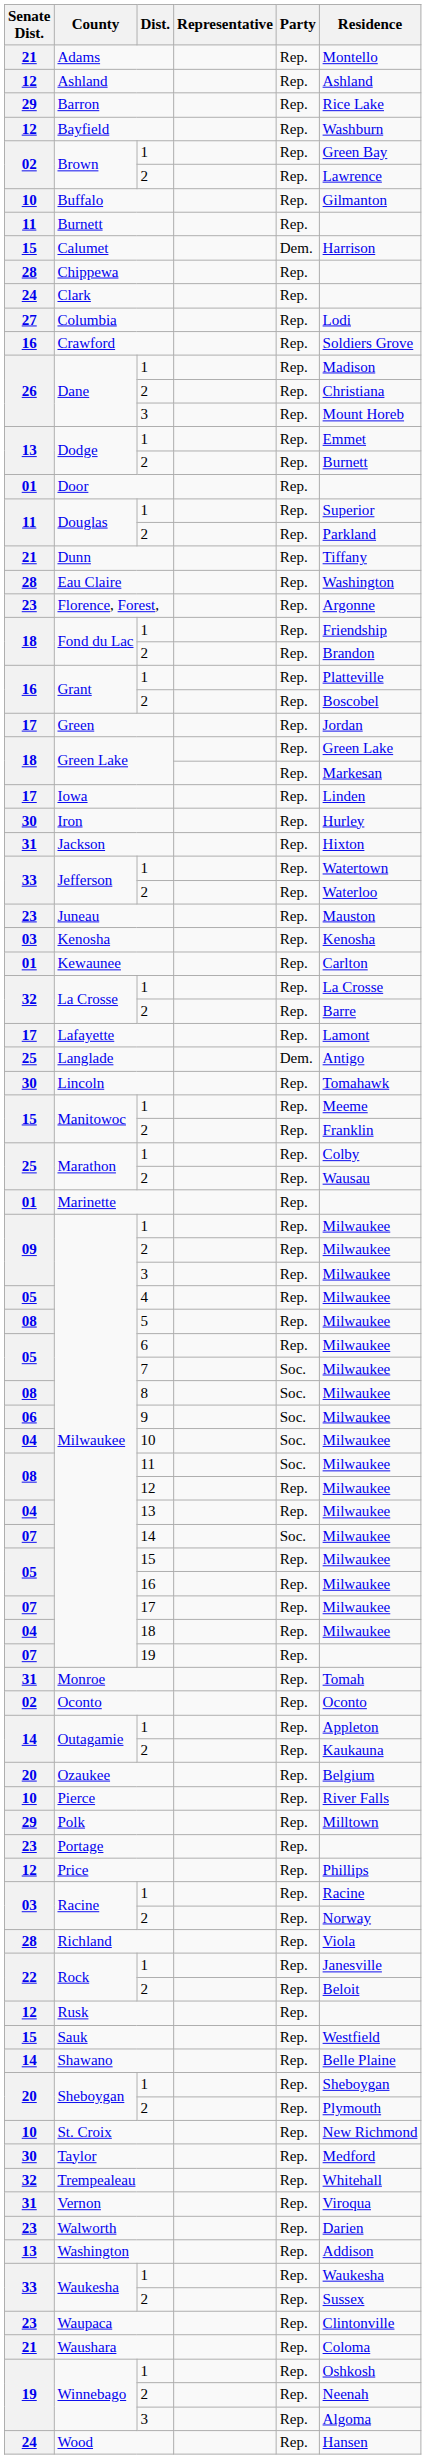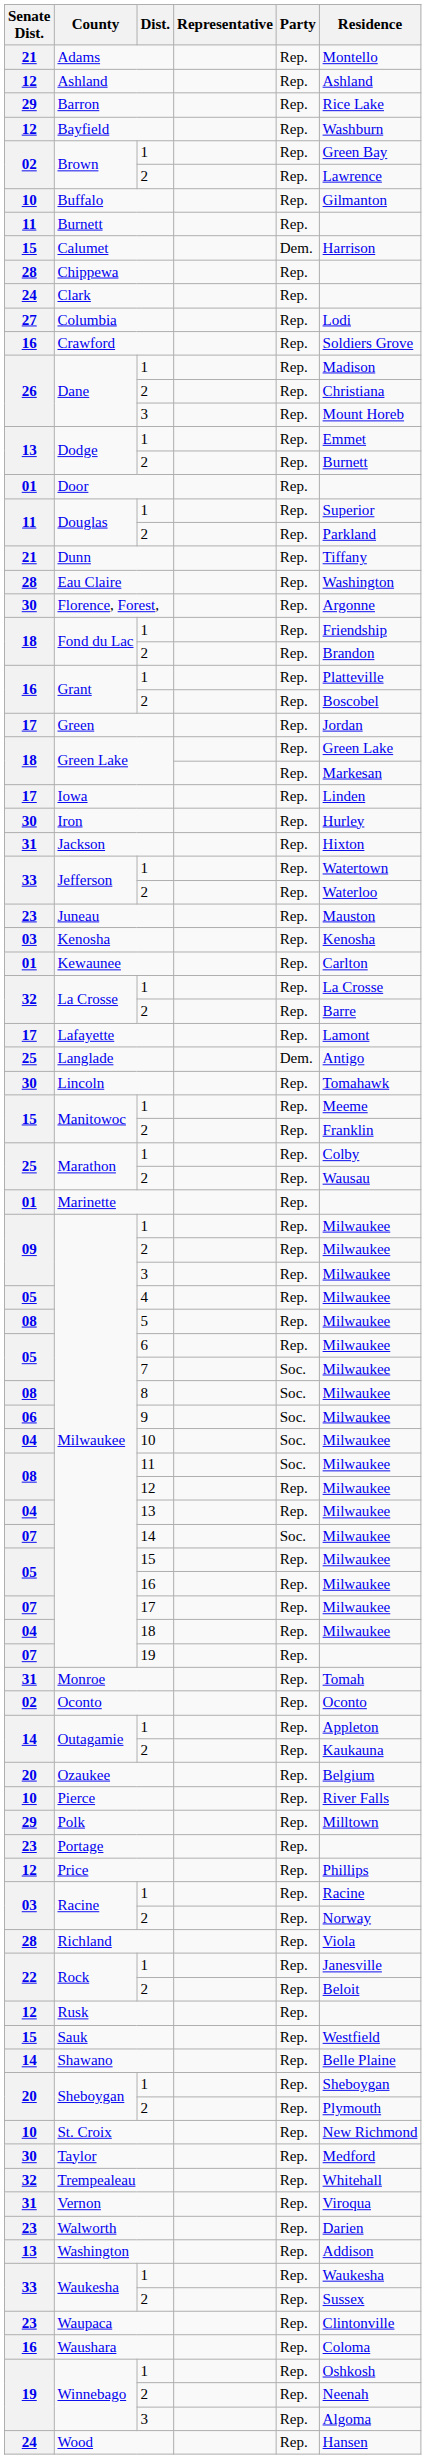(29, 605) 23 -> (29, 605) 30
(29, 2347) 21 -> (29, 2347) 16
